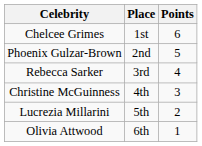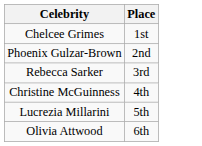- column: (177, 14)
